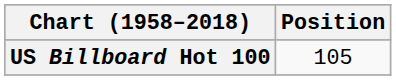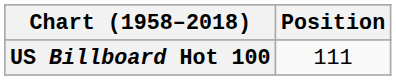(333, 58) 105 -> (333, 58) 111
